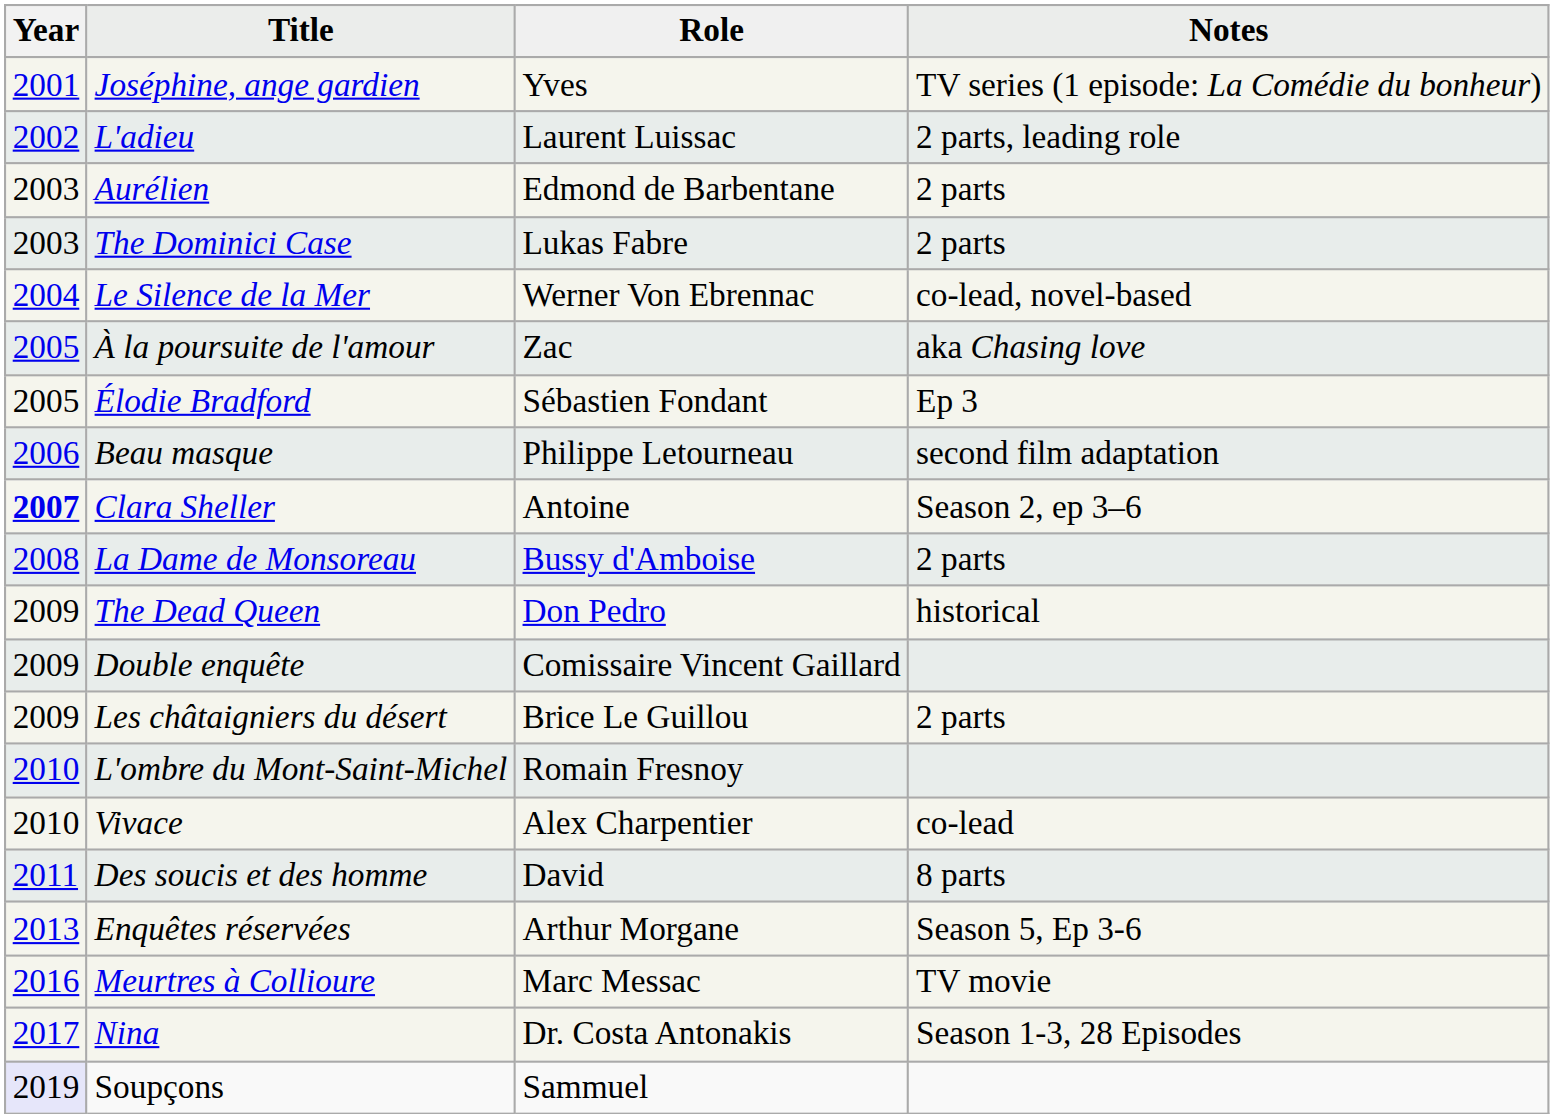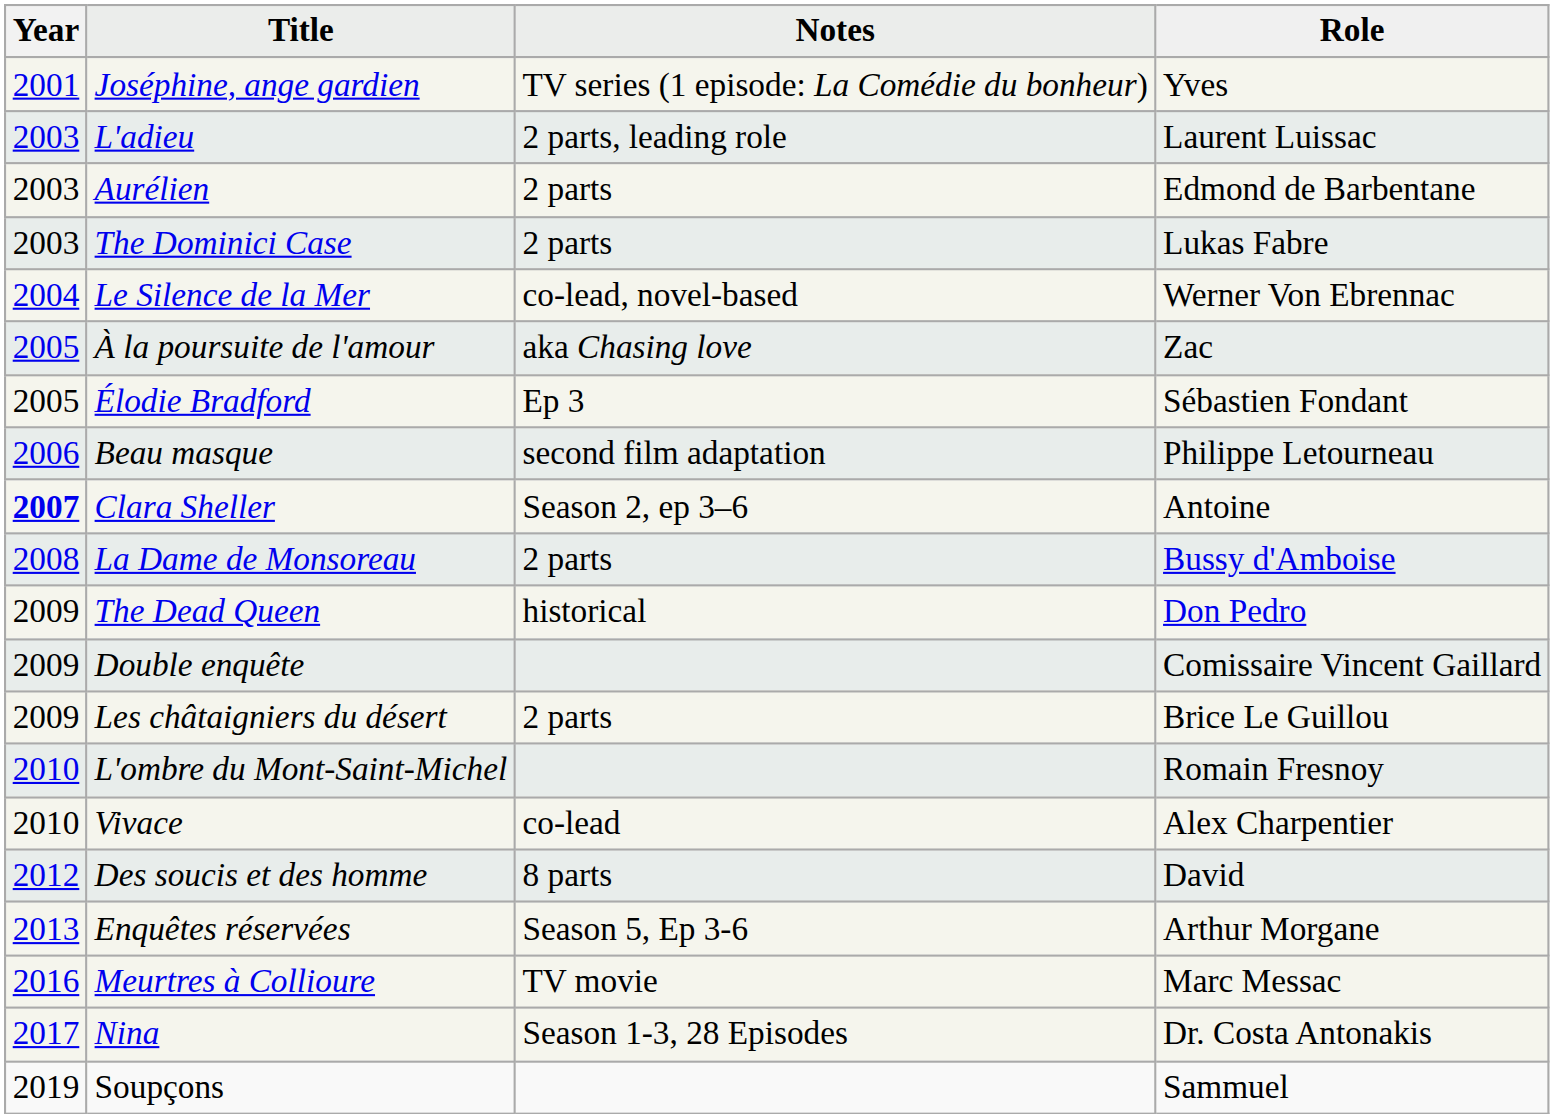columns swapped: (712, 30) <-> (1229, 30)
(46, 136) 2002 -> (46, 136) 2003
(45, 875) 2011 -> (46, 875) 2012
(46, 1086) lavender background -> (46, 1086) no background
